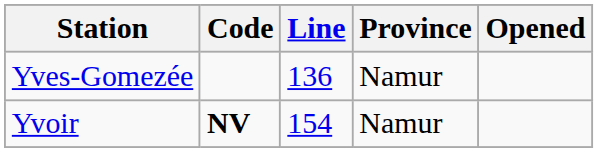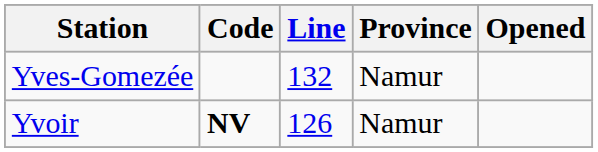(310, 75) 136 -> (310, 75) 132
(310, 123) 154 -> (310, 123) 126
